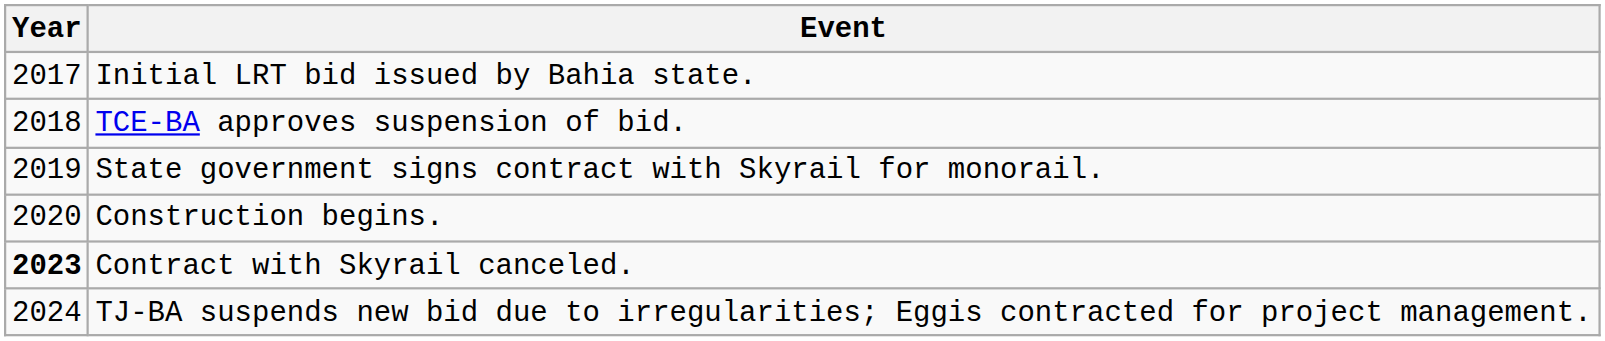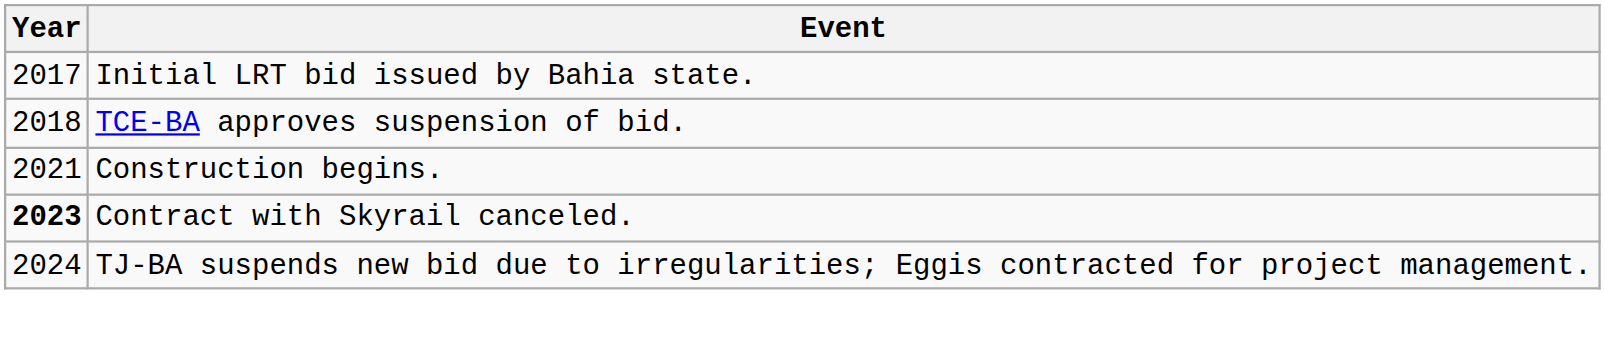- row: (600, 170)
(47, 218) 2020 -> (47, 170) 2021
